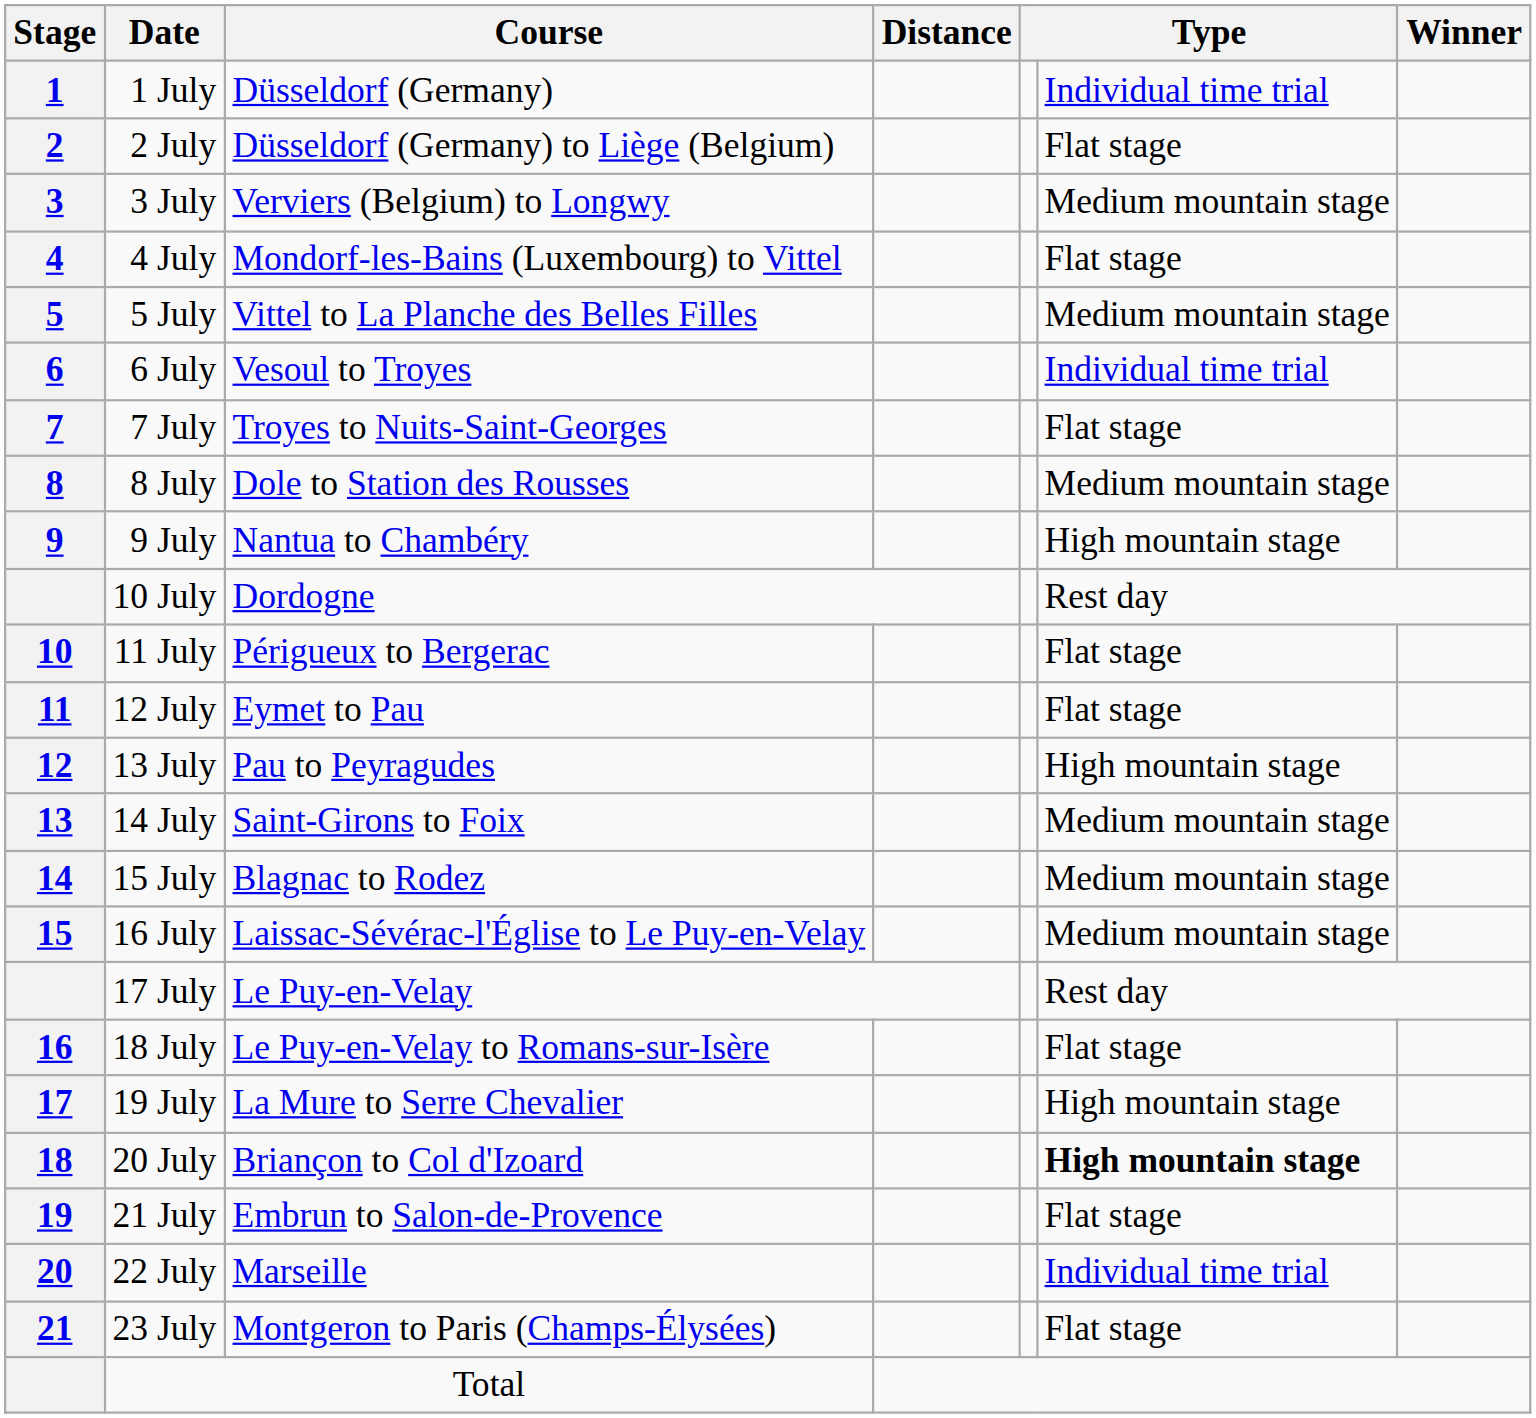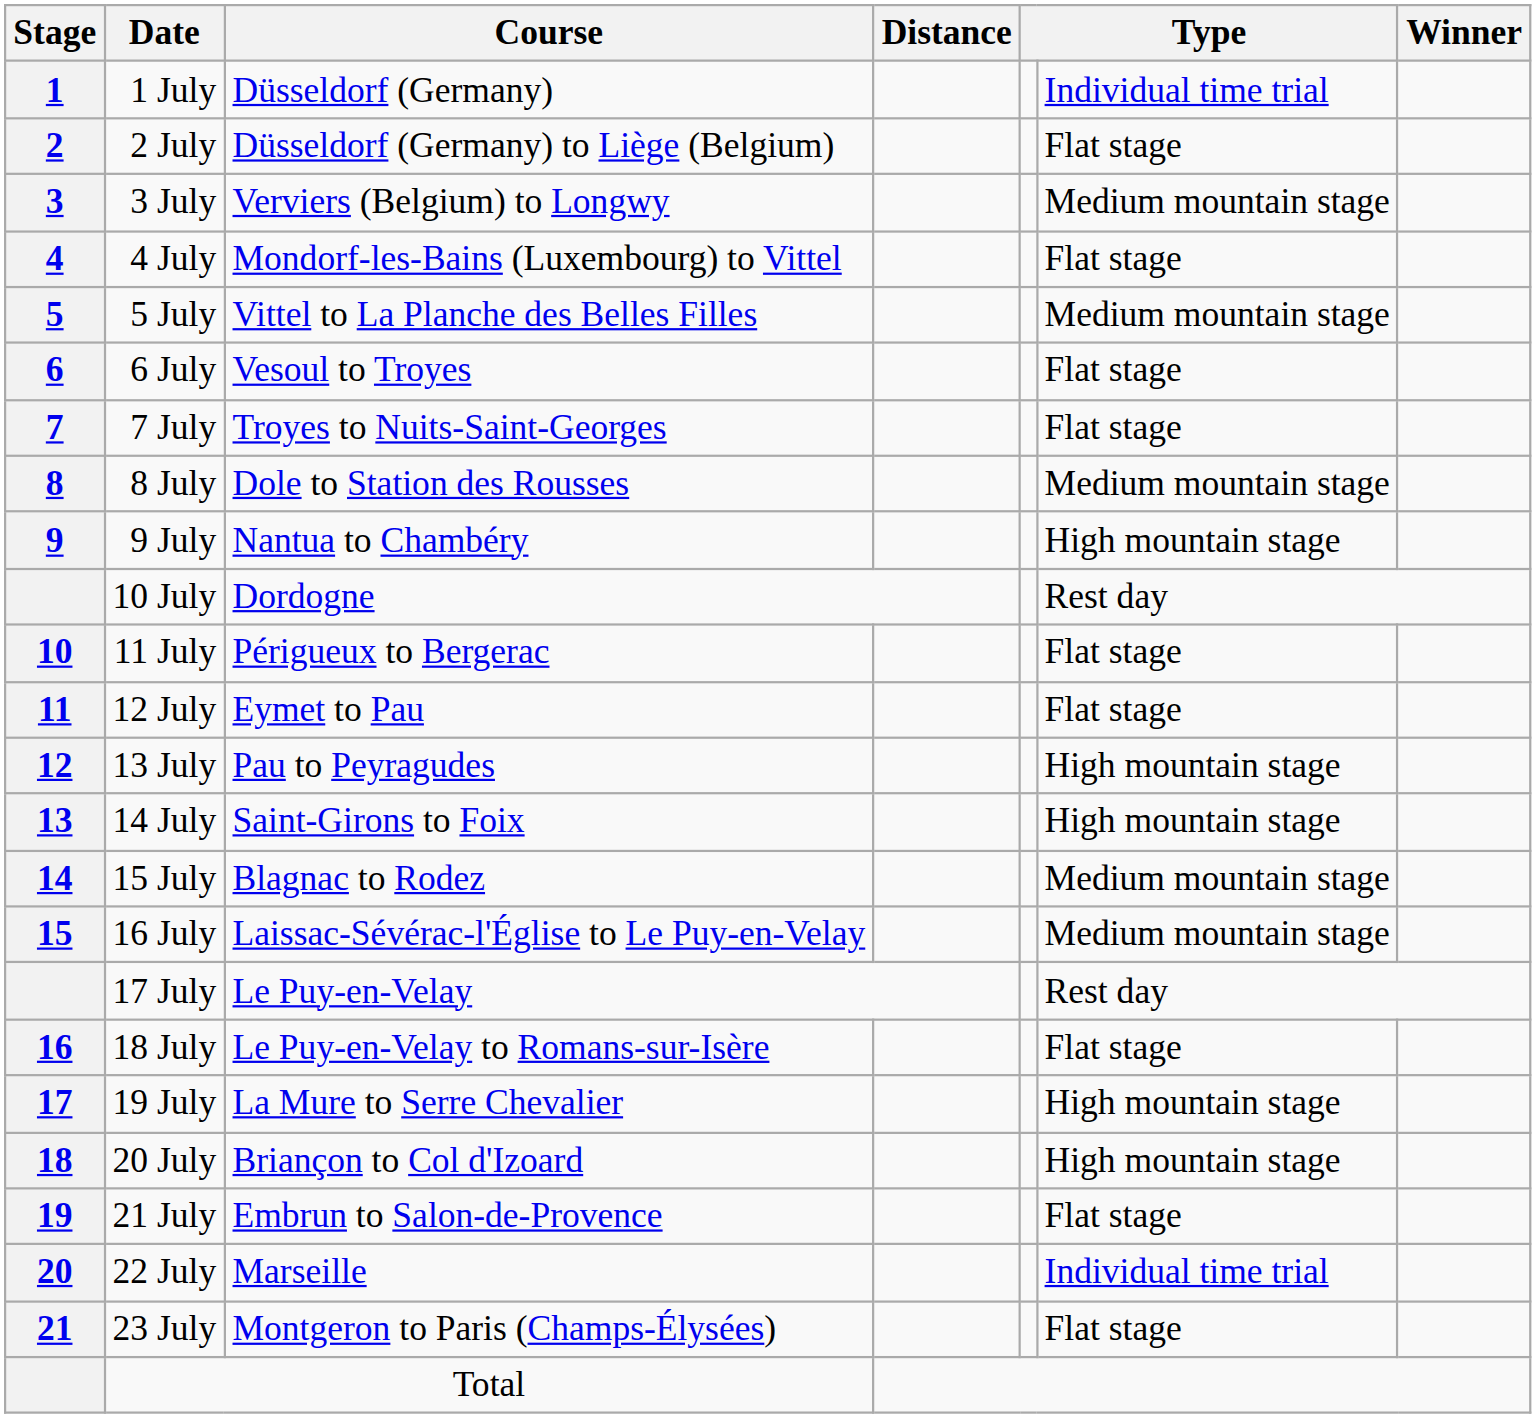(1187, 370) Individual time trial -> (1113, 370) Flat stage
(1217, 821) Medium mountain stage -> (1193, 821) High mountain stage
(1202, 1159) bold -> (1193, 1159) normal
